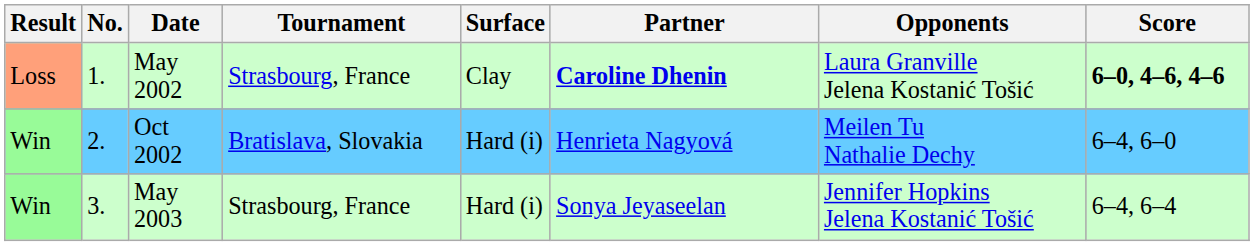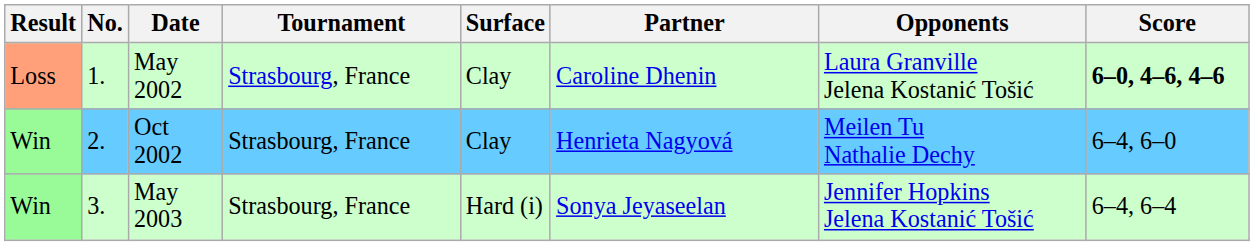(641, 75) bold -> (636, 75) normal
(325, 141) Bratislava, Slovakia -> (319, 141) Strasbourg, France
(504, 141) Hard (i) -> (489, 141) Clay
